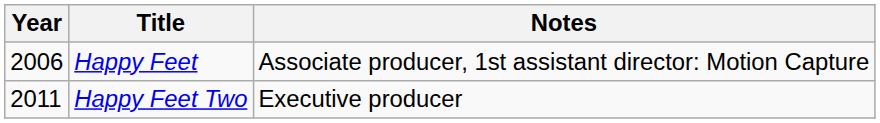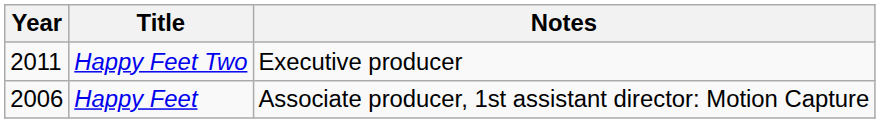rows swapped: (136, 61) <-> (161, 99)
